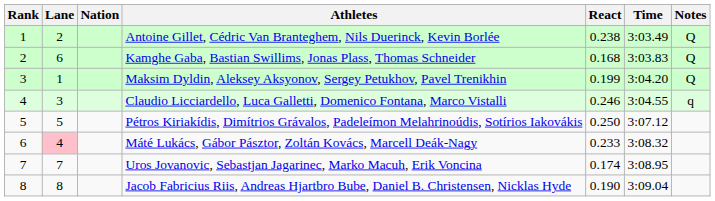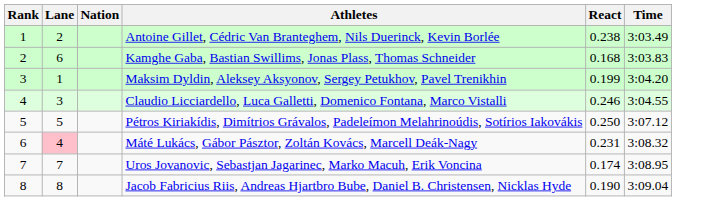- column: (691, 15)
(605, 143) 0.233 -> (605, 143) 0.231
